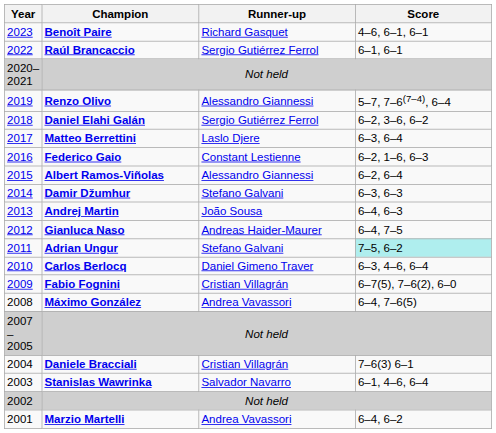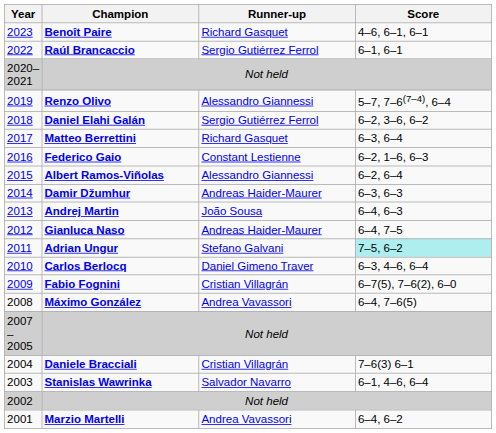(231, 139) Laslo Djere -> (245, 139) Richard Gasquet
(242, 194) Stefano Galvani -> (262, 194) Andreas Haider-Maurer
